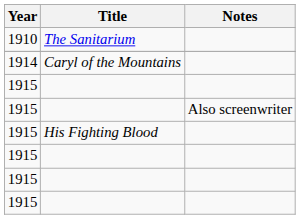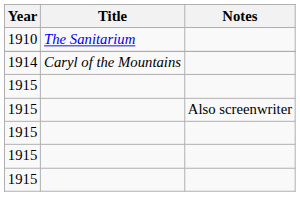- row: (101, 132)
